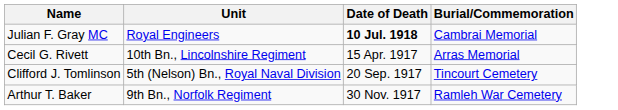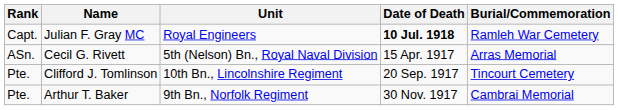+ column: (23, 14)
(485, 34) Cambrai Memorial -> (535, 34) Ramleh War Cemetery
(216, 54) 10th Bn., Lincolnshire Regiment -> (270, 54) 5th (Nelson) Bn., Royal Naval Division
(234, 74) 5th (Nelson) Bn., Royal Naval Division -> (253, 74) 10th Bn., Lincolnshire Regiment
(498, 94) Ramleh War Cemetery -> (522, 94) Cambrai Memorial
